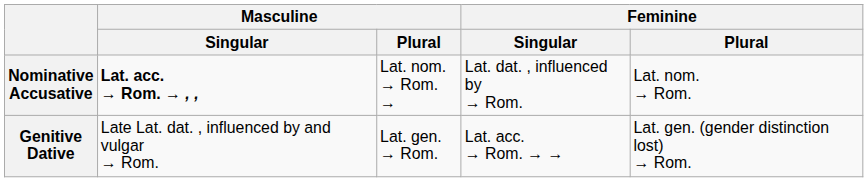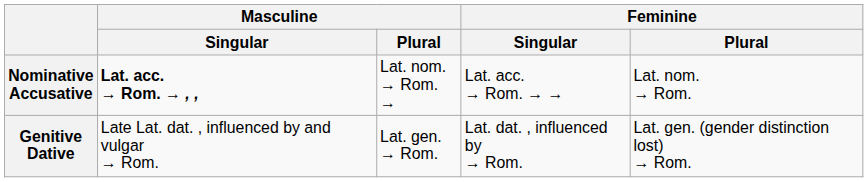(536, 85) Lat. dat. , influenced by → Rom. -> (514, 85) Lat. acc. → Rom. → →
(514, 145) Lat. acc. → Rom. → → -> (536, 145) Lat. dat. , influenced by → Rom.
